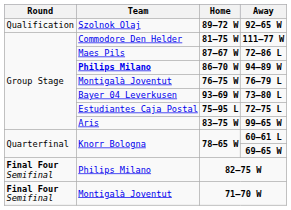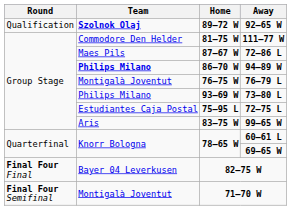(109, 26) normal -> (109, 26) bold
(128, 95) Bayer 04 Leverkusen -> (115, 95) Philips Milano
(32, 170) Final Four Semifinal -> (32, 170) Final Four Final
(115, 170) Philips Milano -> (128, 170) Bayer 04 Leverkusen
